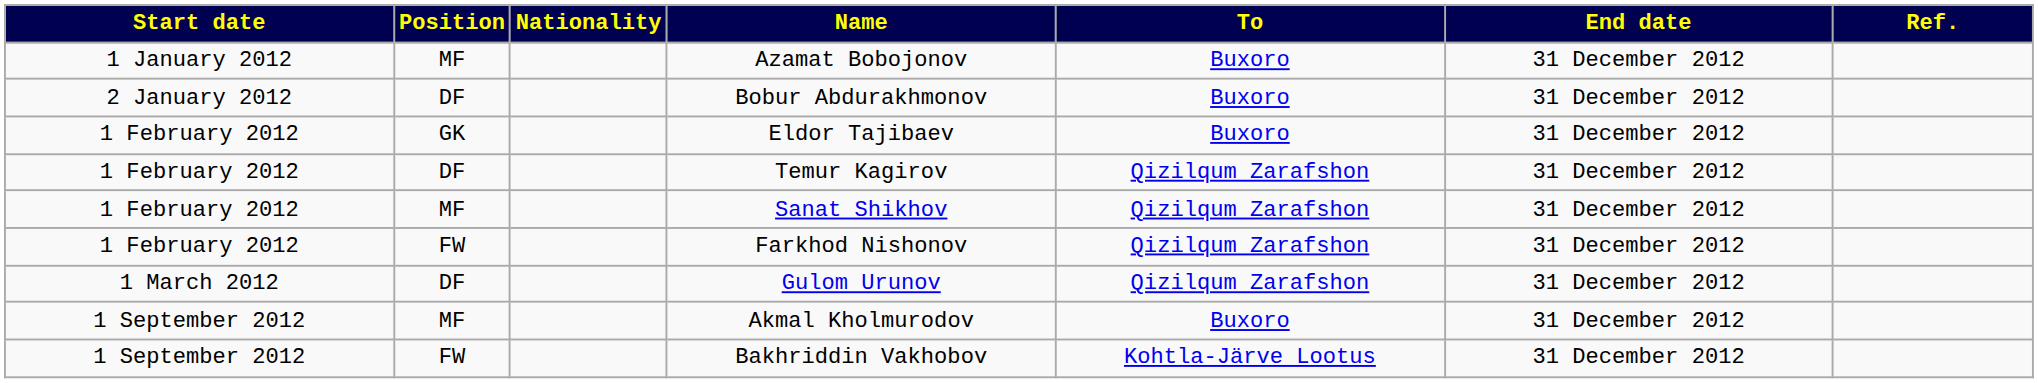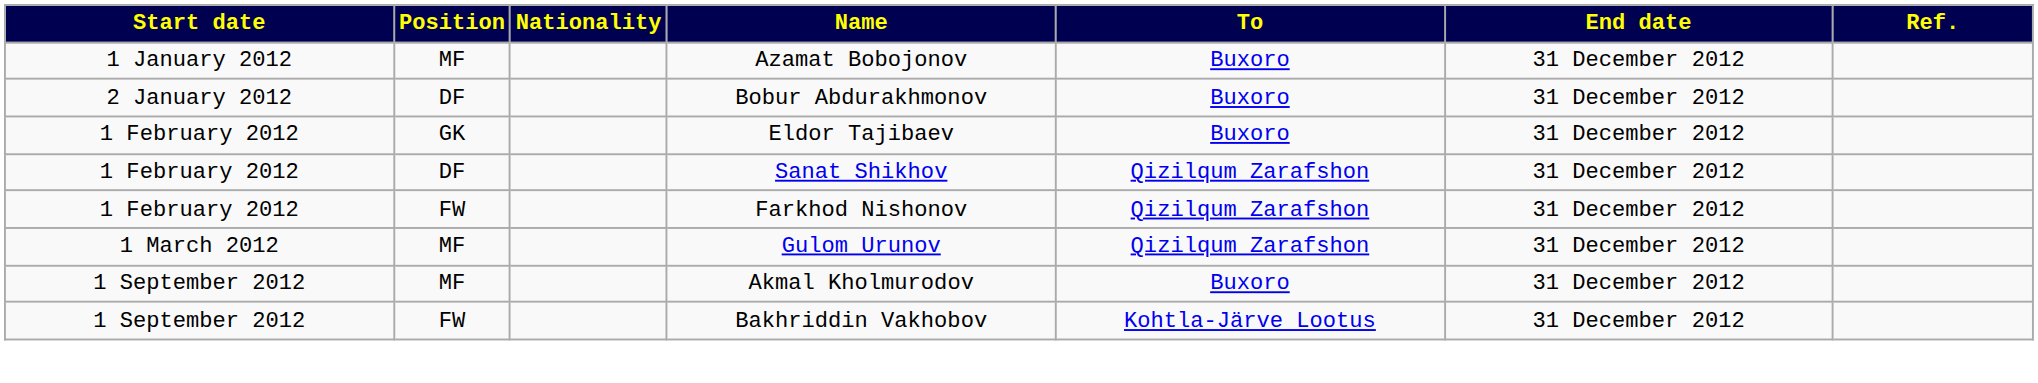- row: (861, 172)
(452, 209) MF -> (452, 172) DF
(452, 283) DF -> (452, 246) MF
